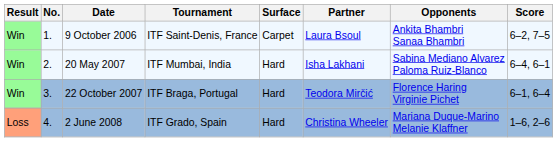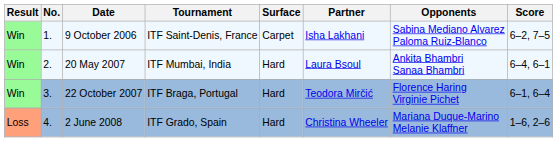(333, 35) Laura Bsoul -> (335, 35) Isha Lakhani
(429, 35) Ankita Bhambri Sanaa Bhambri -> (449, 35) Sabina Mediano Alvarez Paloma Ruiz-Blanco
(335, 64) Isha Lakhani -> (333, 64) Laura Bsoul
(449, 64) Sabina Mediano Alvarez Paloma Ruiz-Blanco -> (429, 64) Ankita Bhambri Sanaa Bhambri
